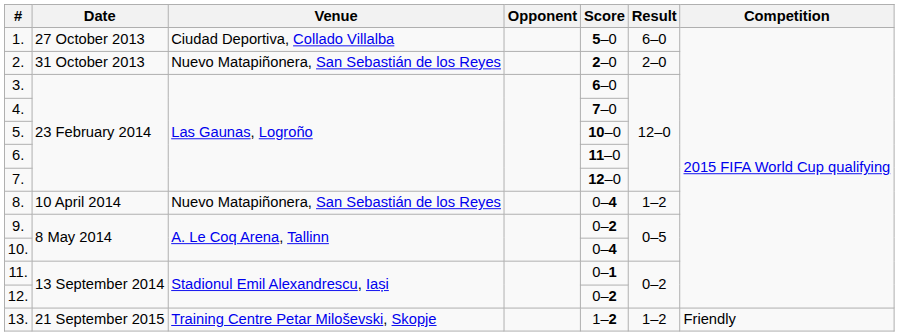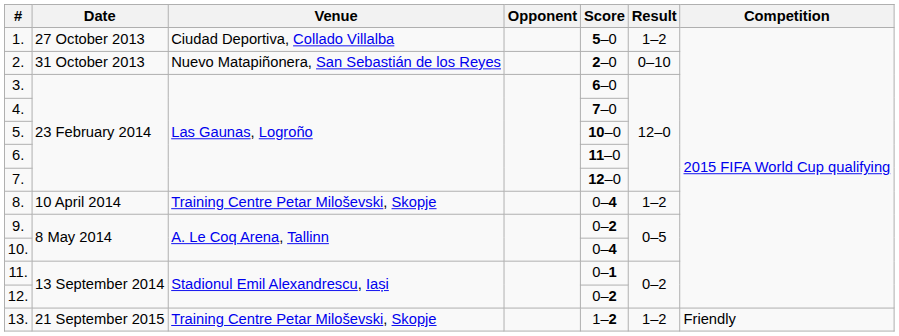(654, 39) 6–0 -> (654, 39) 1–2
(654, 62) 2–0 -> (654, 62) 0–10
(336, 202) Nuevo Matapiñonera, San Sebastián de los Reyes -> (304, 202) Training Centre Petar Miloševski, Skopje
